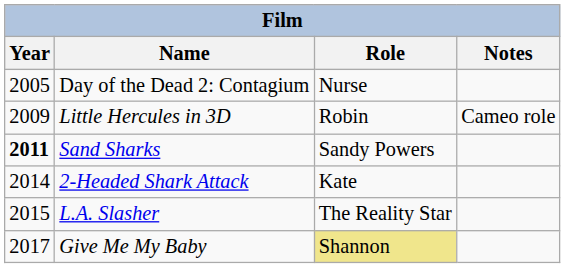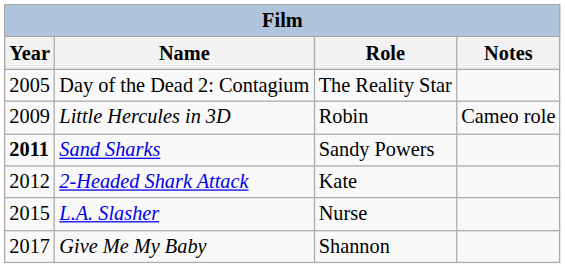(343, 85) Nurse -> (385, 85) The Reality Star
(30, 181) 2014 -> (30, 181) 2012
(385, 213) The Reality Star -> (343, 213) Nurse
(354, 246) khaki background -> (354, 246) no background
